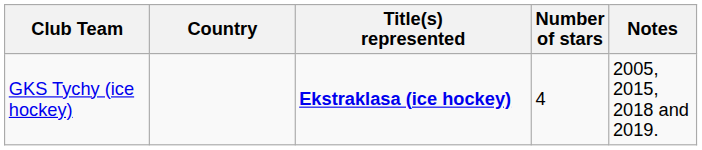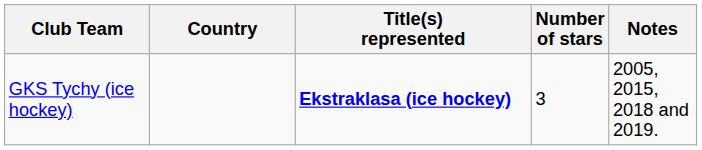(541, 99) 4 -> (541, 99) 3
